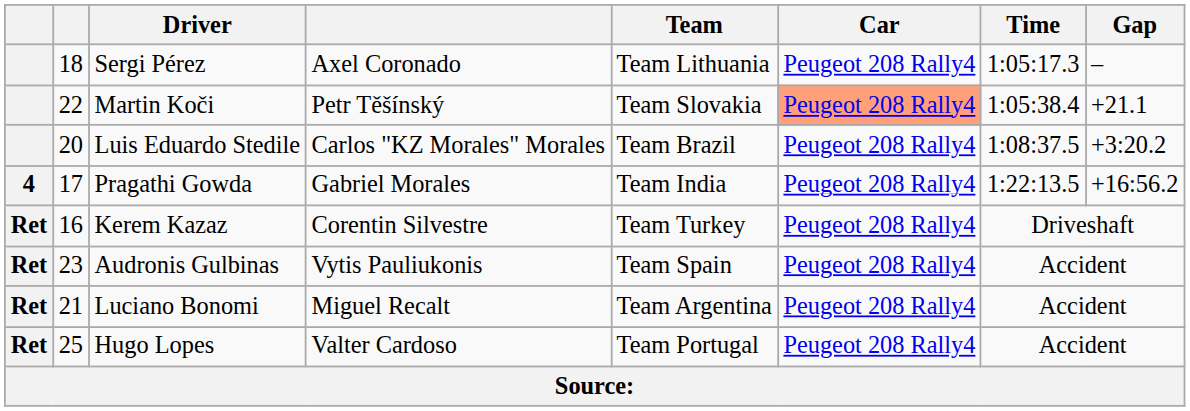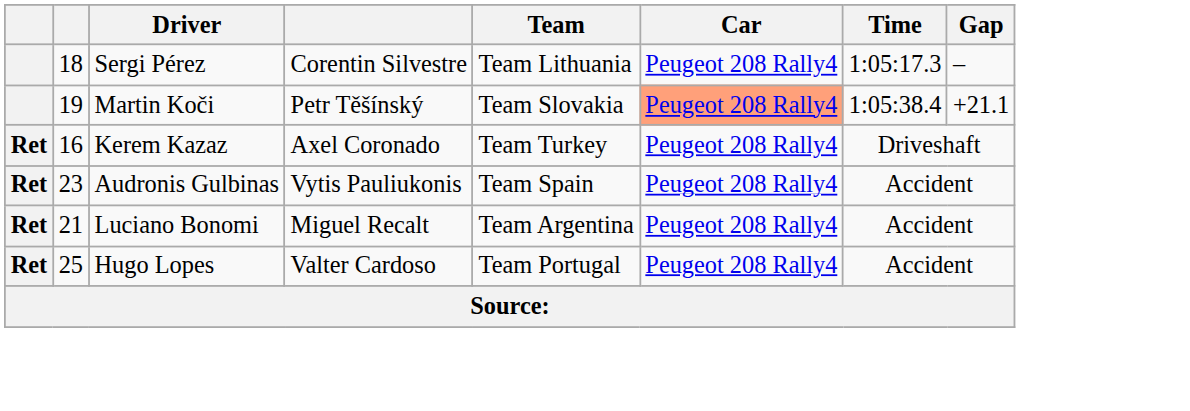(386, 64) Axel Coronado -> (379, 64) Corentin Silvestre
(71, 104) 22 -> (71, 104) 19
- row: (197, 144)
- row: (173, 184)
(400, 224) Corentin Silvestre -> (365, 144) Axel Coronado
